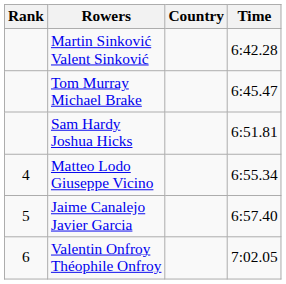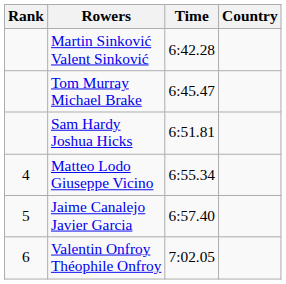columns swapped: (196, 16) <-> (254, 16)
